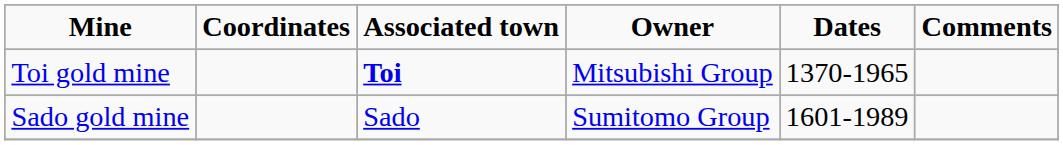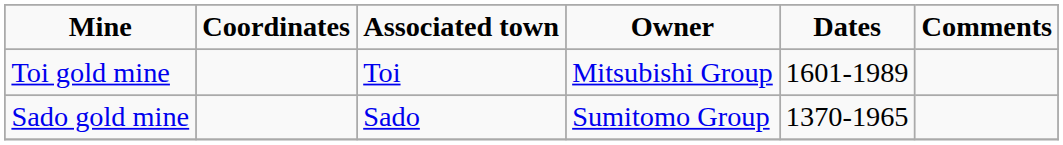(382, 71) bold -> (382, 71) normal
(847, 71) 1370-1965 -> (847, 71) 1601-1989
(847, 116) 1601-1989 -> (847, 116) 1370-1965
